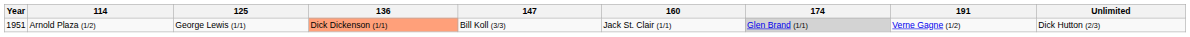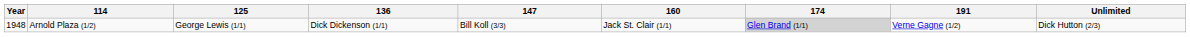(16, 25) 1951 -> (16, 25) 1948
(349, 25) lightsalmon background -> (349, 25) no background
